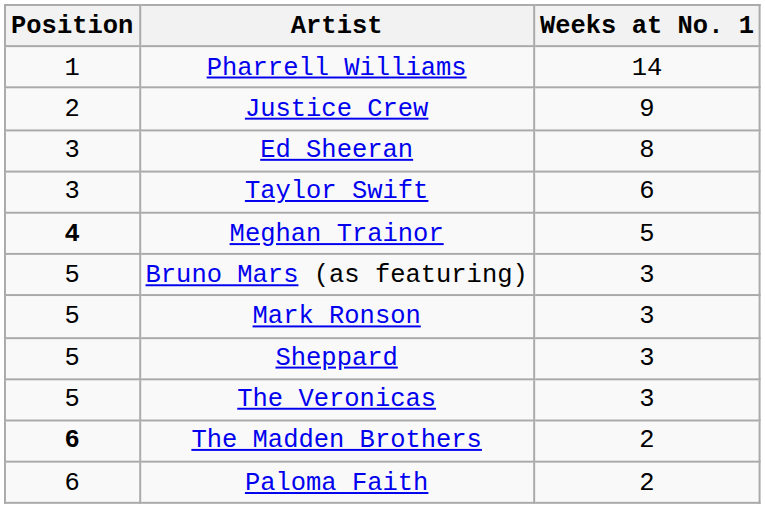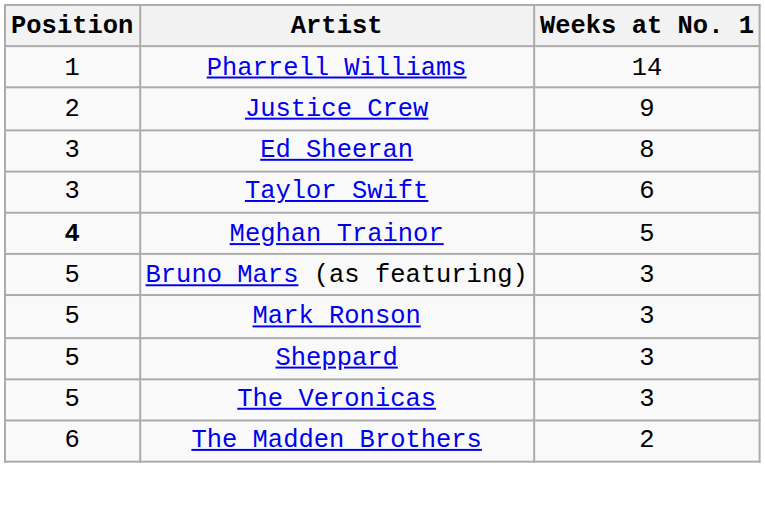(72, 441) bold -> (72, 441) normal
- row: (337, 483)
